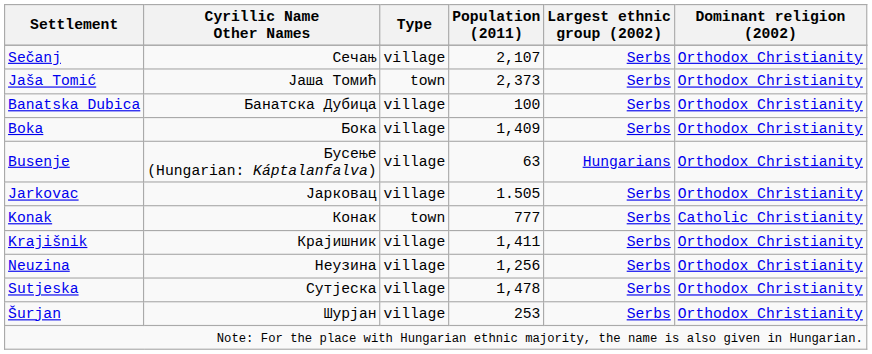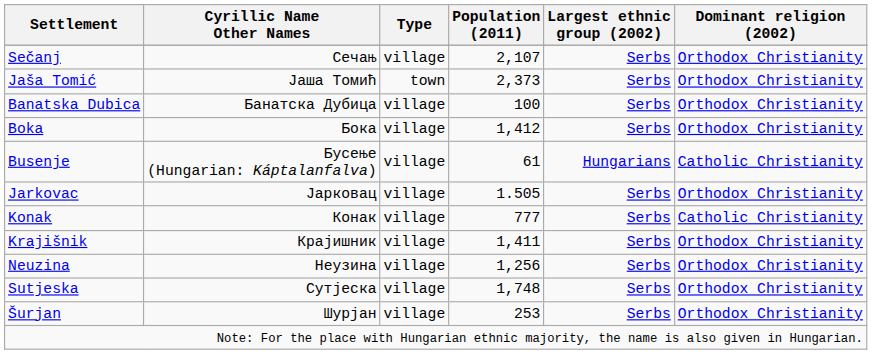(518, 129) 1,409 -> (518, 129) 1,412
(532, 162) 63 -> (532, 162) 61
(770, 162) Orthodox Christianity -> (770, 162) Catholic Christianity
(428, 218) town -> (414, 218) village
(518, 290) 1,478 -> (518, 290) 1,748
